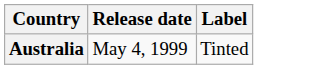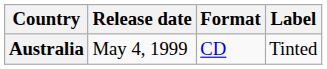+ column: (230, 19)
